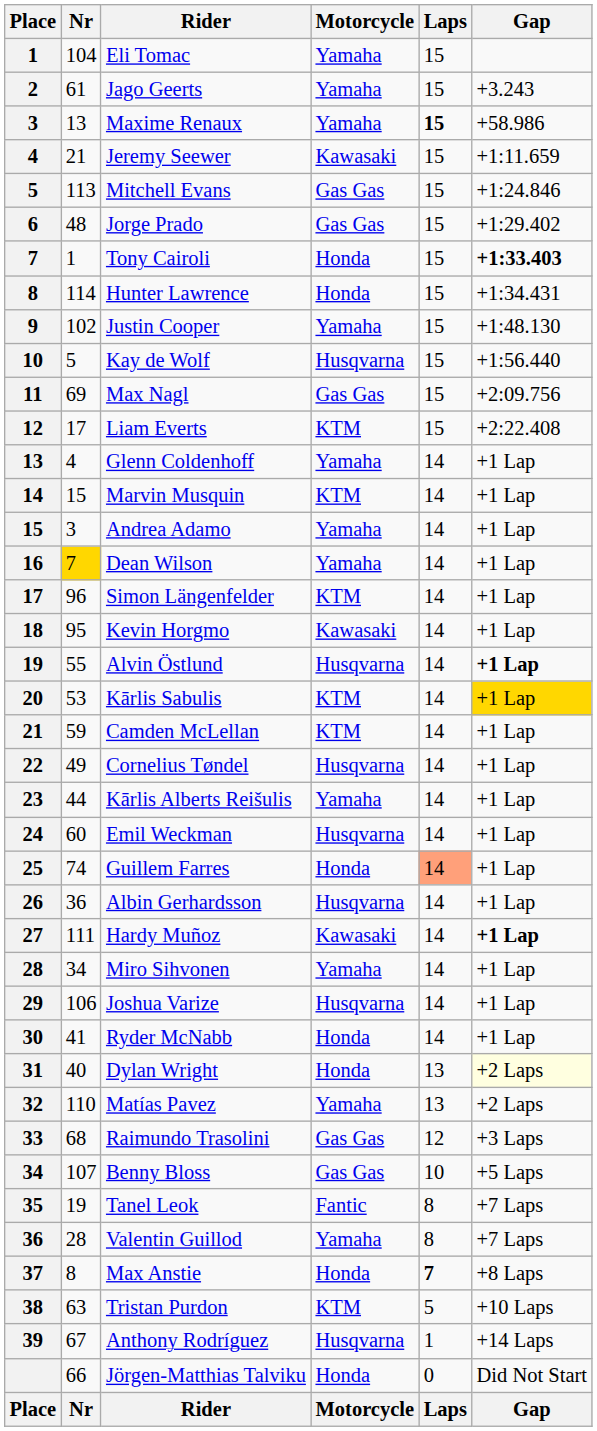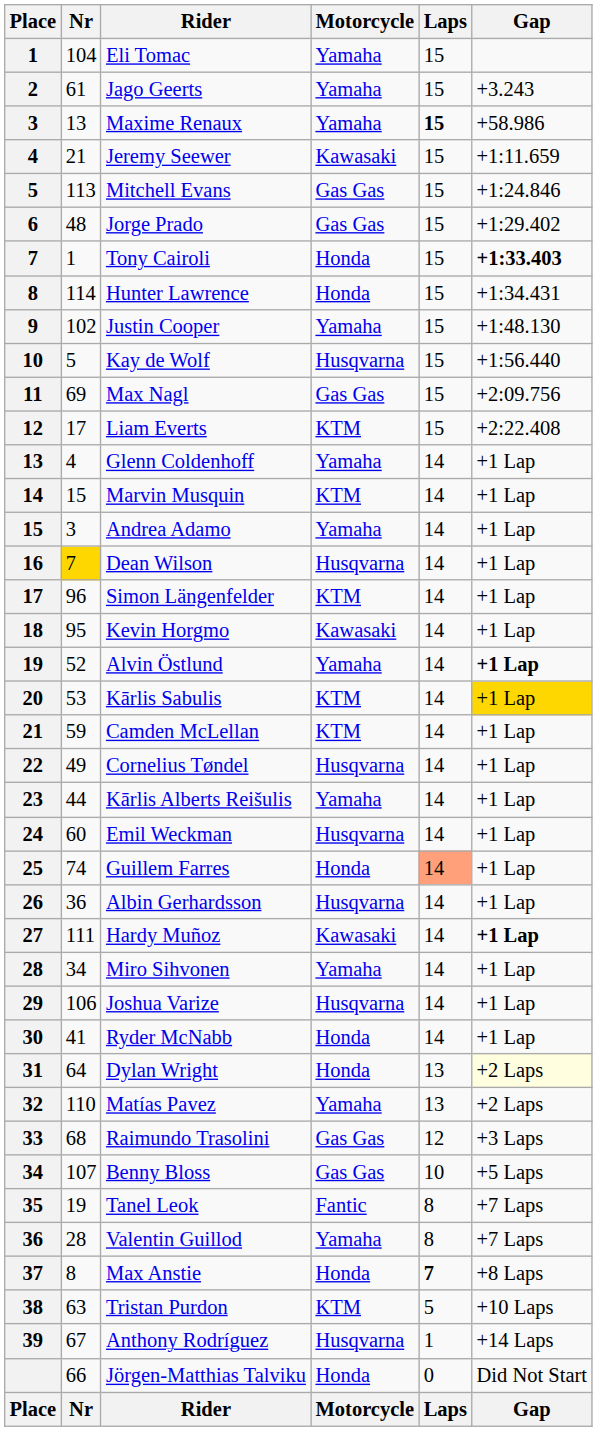(349, 562) Yamaha -> (360, 562) Husqvarna
(76, 664) 55 -> (76, 664) 52
(360, 664) Husqvarna -> (349, 664) Yamaha
(76, 1070) 40 -> (76, 1070) 64
